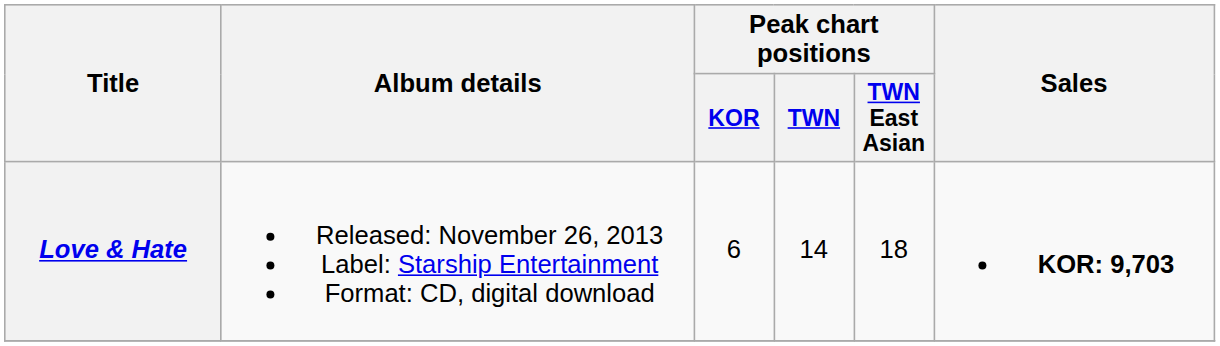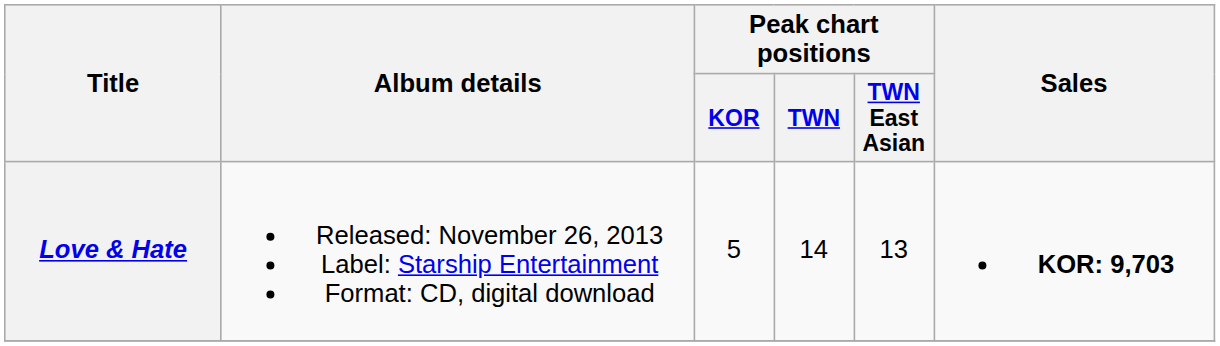(734, 250) 6 -> (734, 250) 5
(894, 250) 18 -> (894, 250) 13
